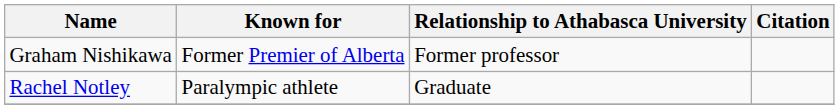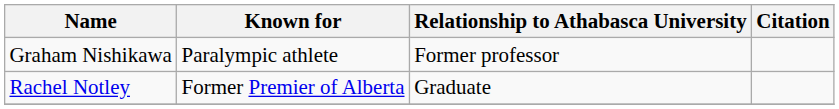(293, 54) Former Premier of Alberta -> (260, 54) Paralympic athlete
(260, 87) Paralympic athlete -> (293, 87) Former Premier of Alberta
